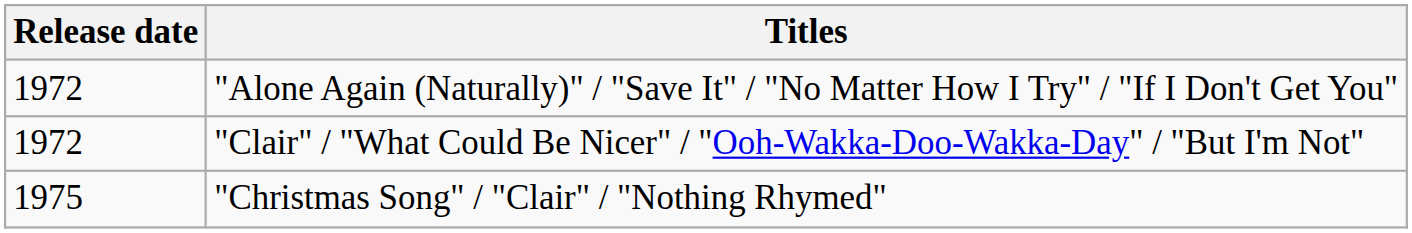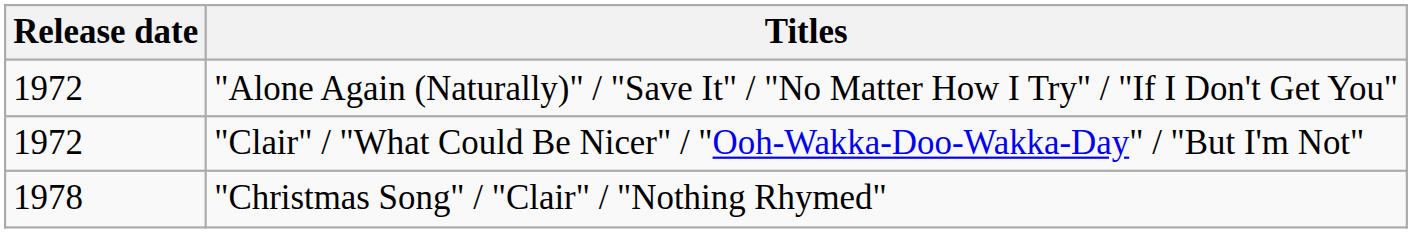(48, 198) 1975 -> (48, 198) 1978
